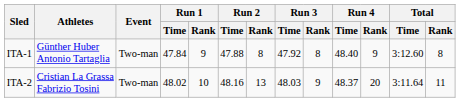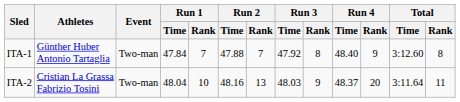(203, 53) 9 -> (203, 53) 7
(261, 53) 8 -> (261, 53) 7
(175, 83) 48.02 -> (175, 83) 48.04
